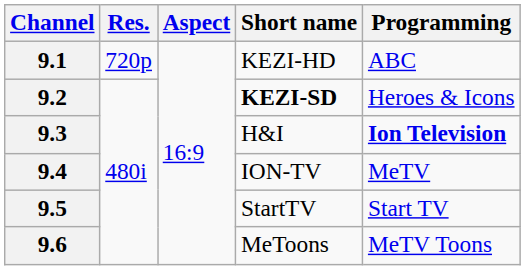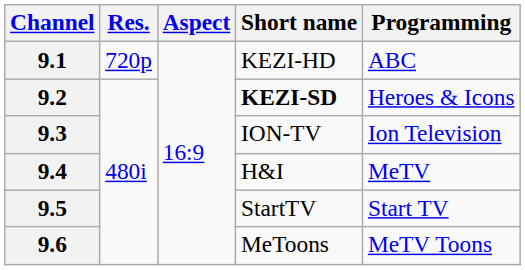(262, 134) H&I -> (281, 134) ION-TV
(437, 134) bold -> (435, 134) normal
(281, 171) ION-TV -> (262, 171) H&I
